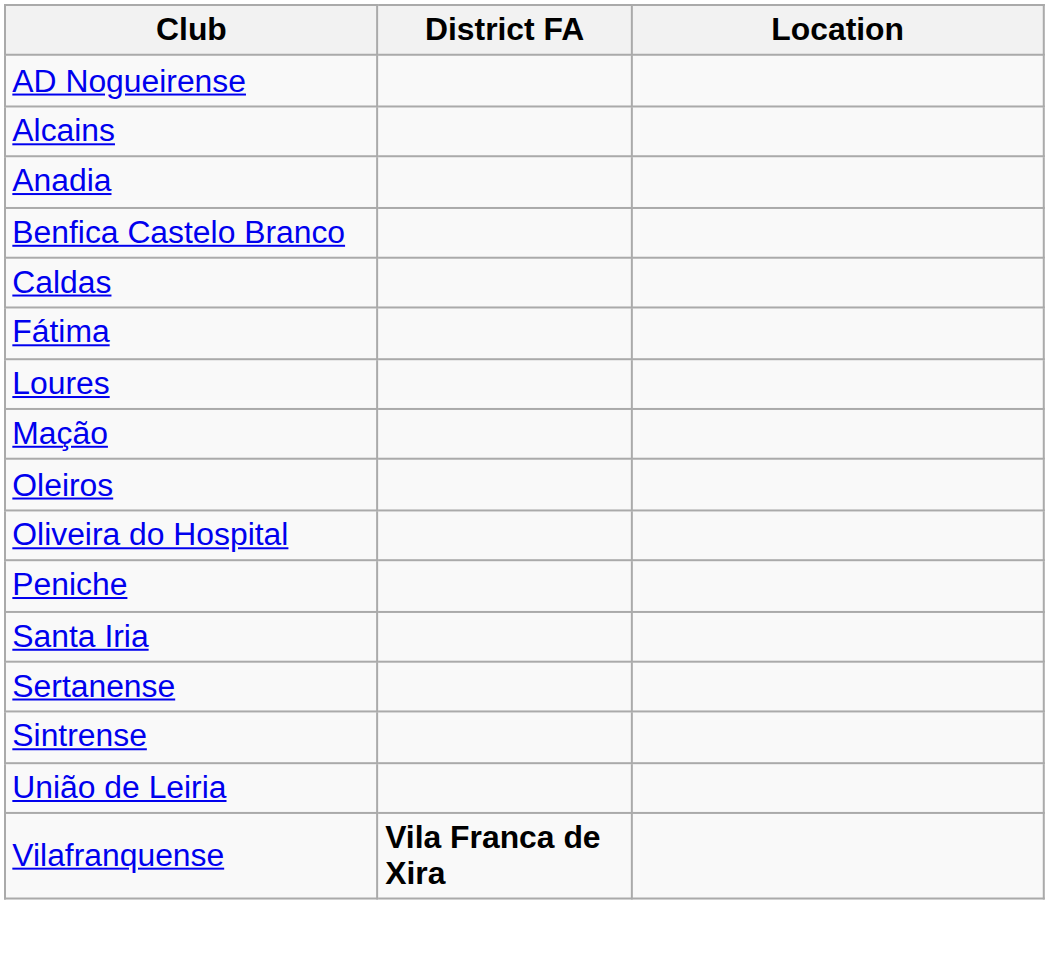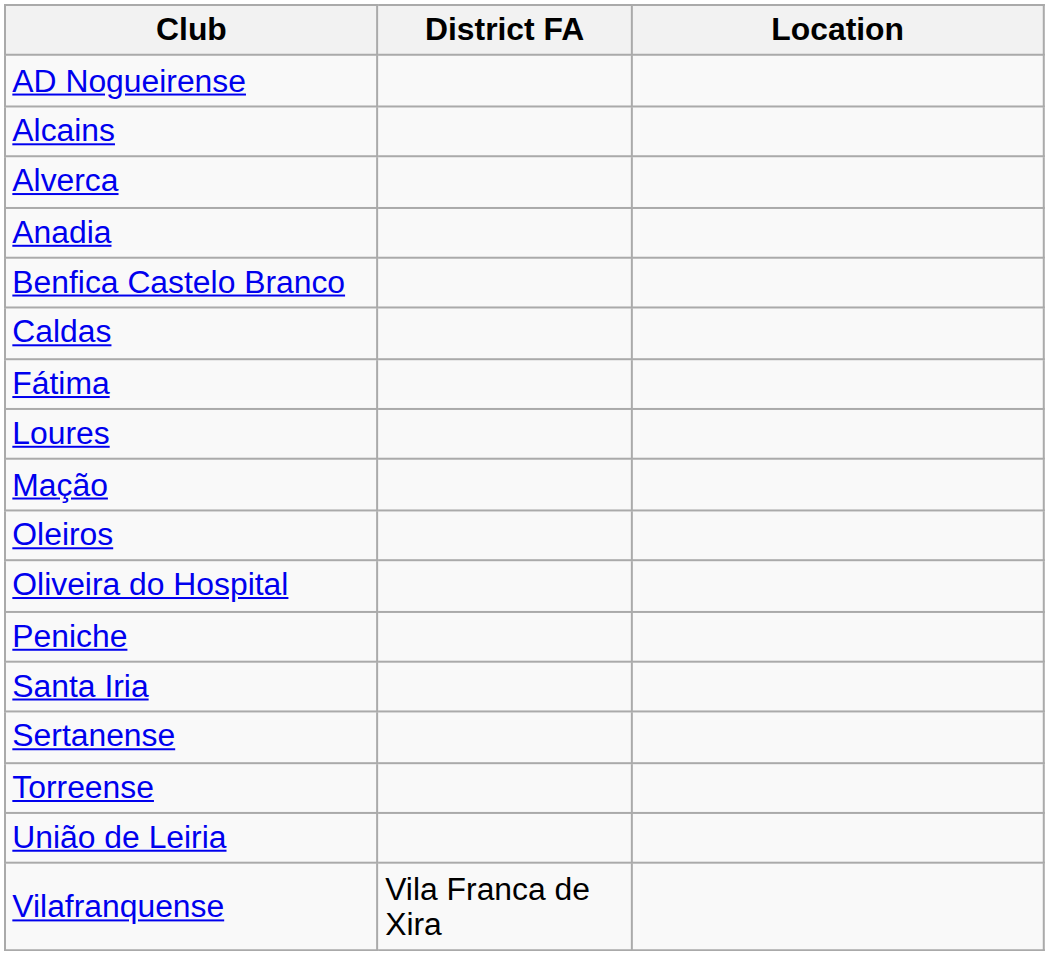+ row: (65, 181)
- row: (80, 736)
+ row: (83, 787)
(493, 855) bold -> (488, 906) normal
